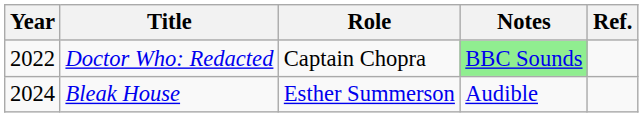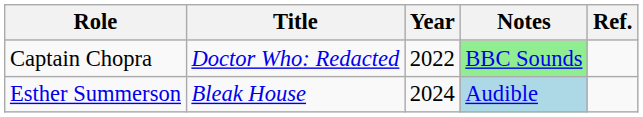columns swapped: (32, 22) <-> (369, 22)
(502, 93) no background -> (502, 93) lightblue background
